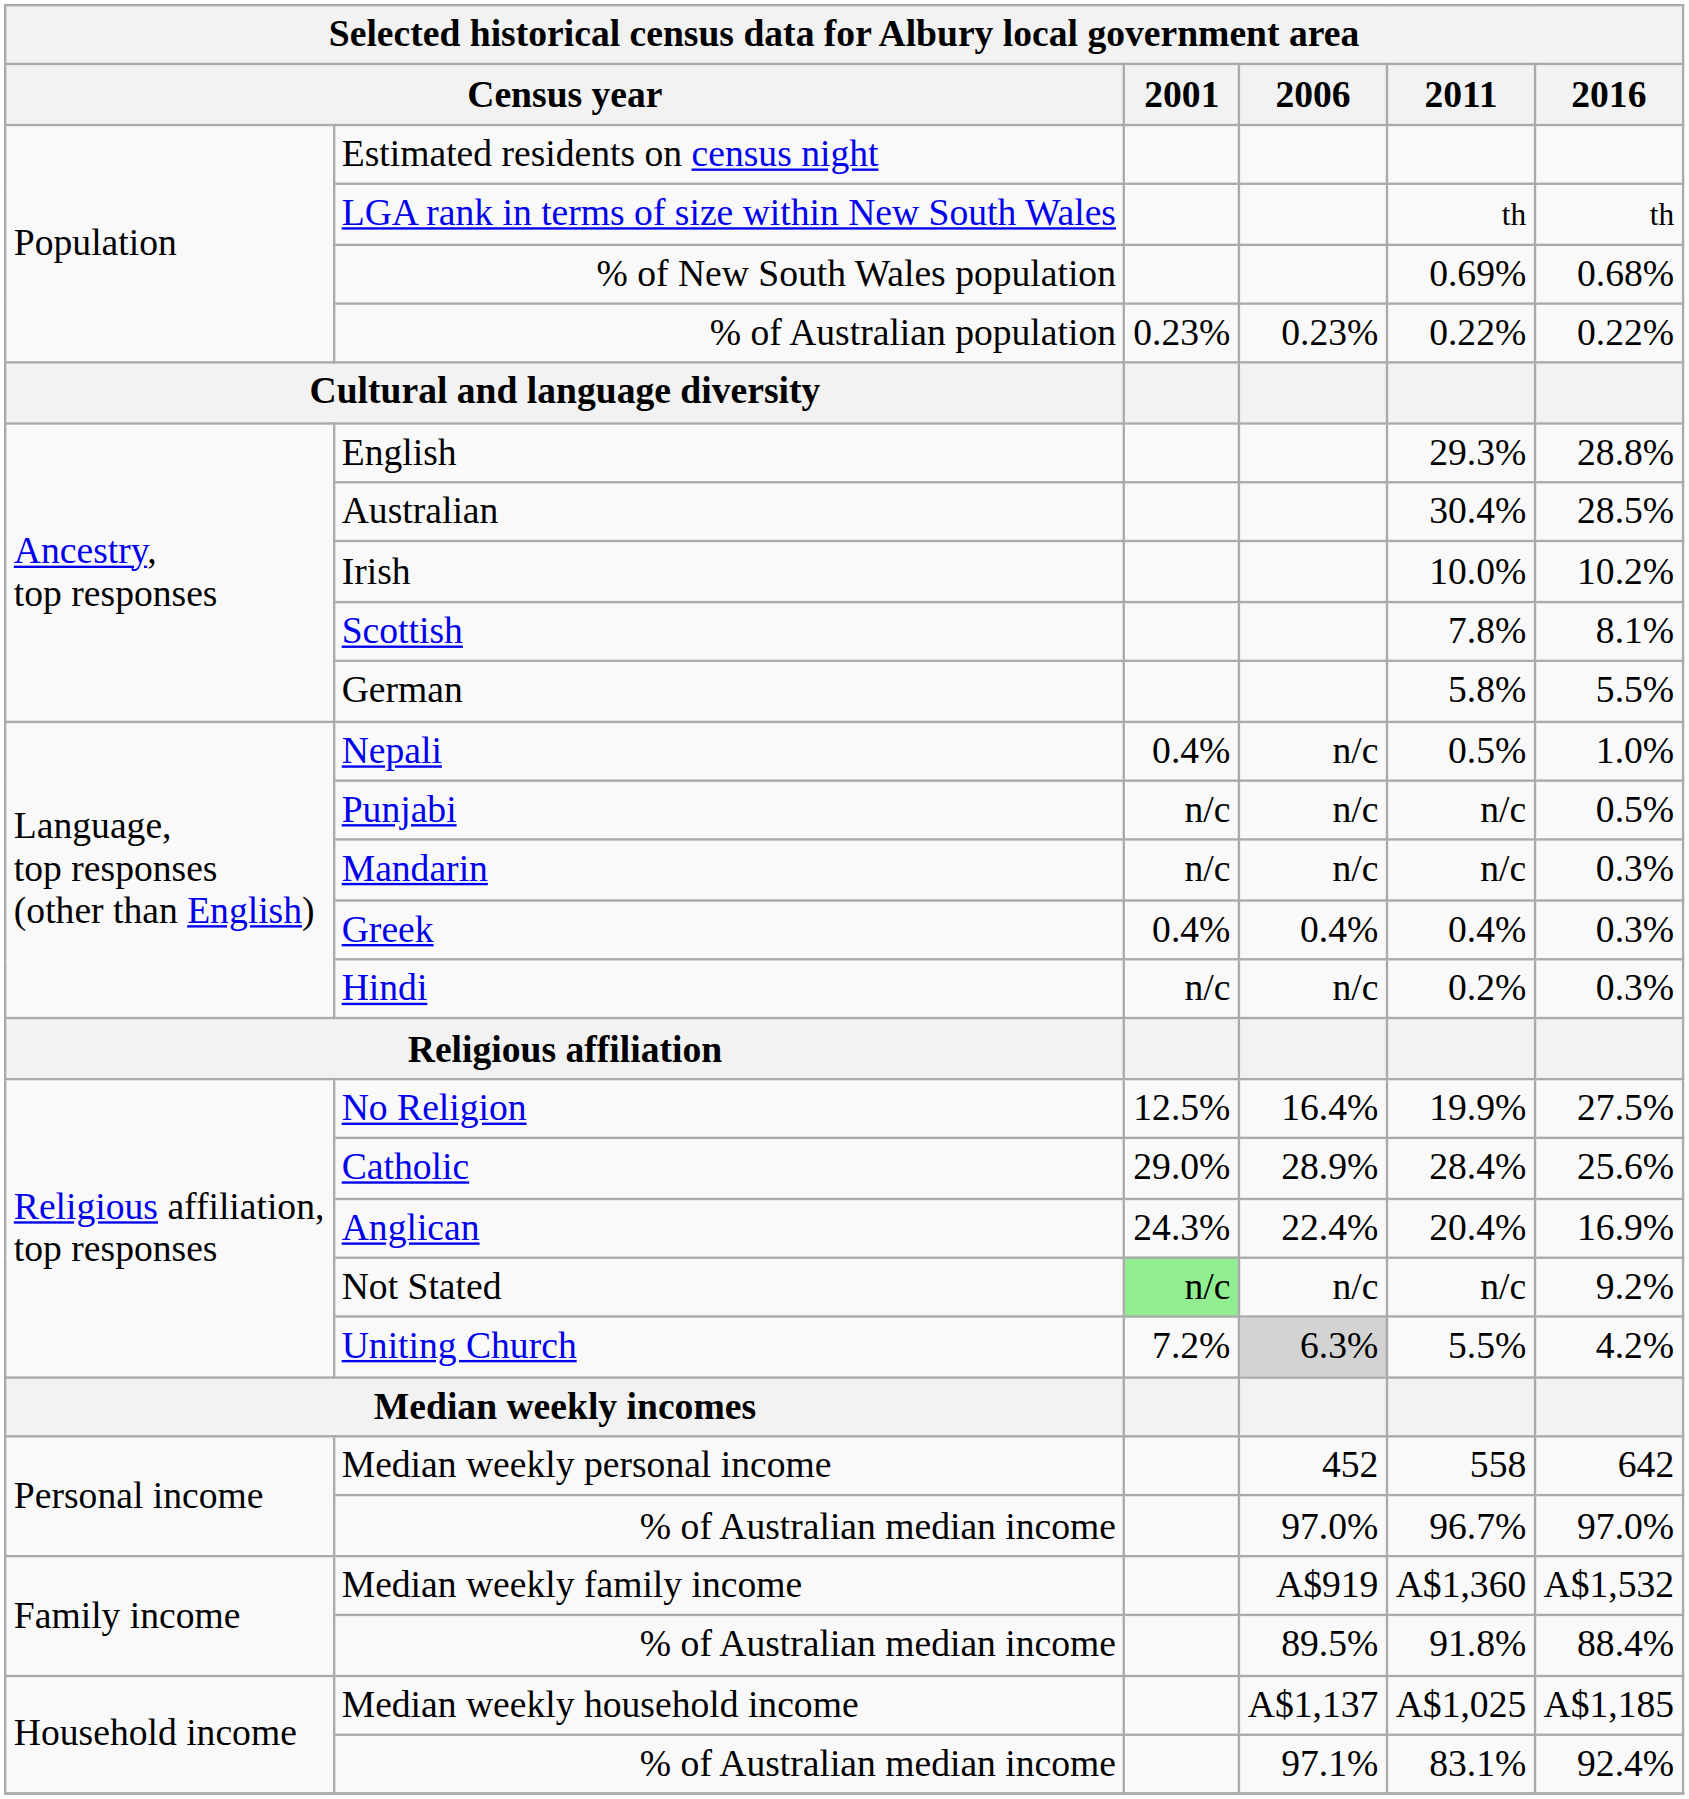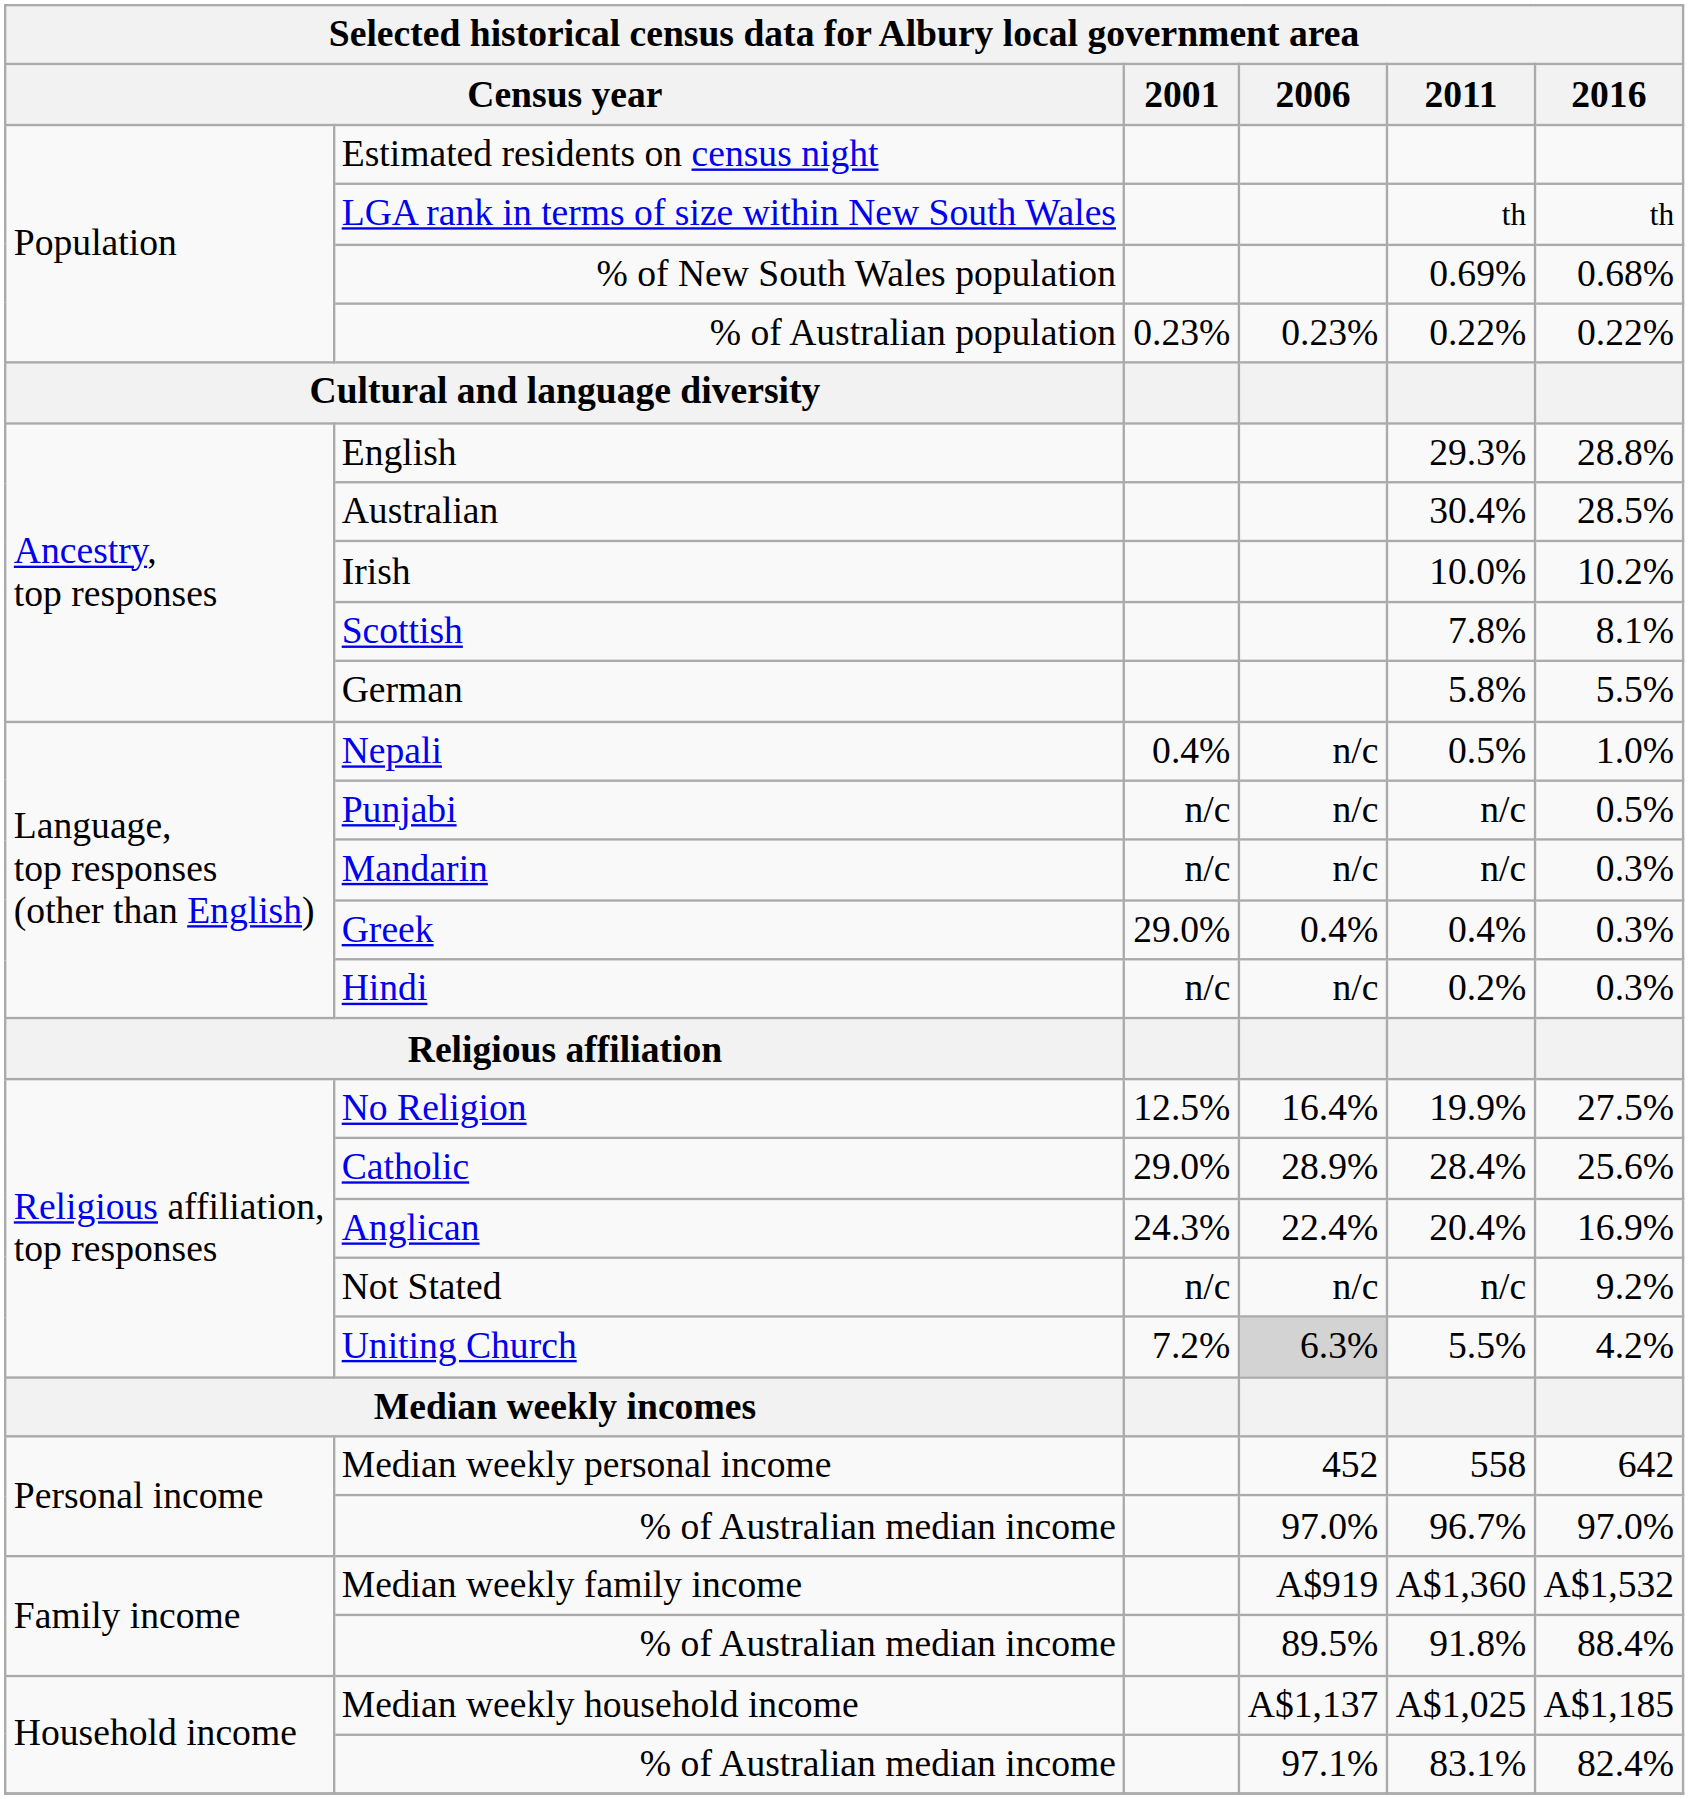(1191, 928) 0.4% -> (1182, 928) 29.0%
(1207, 1286) lightgreen background -> (1207, 1286) no background
(1621, 1763) 92.4% -> (1621, 1763) 82.4%
